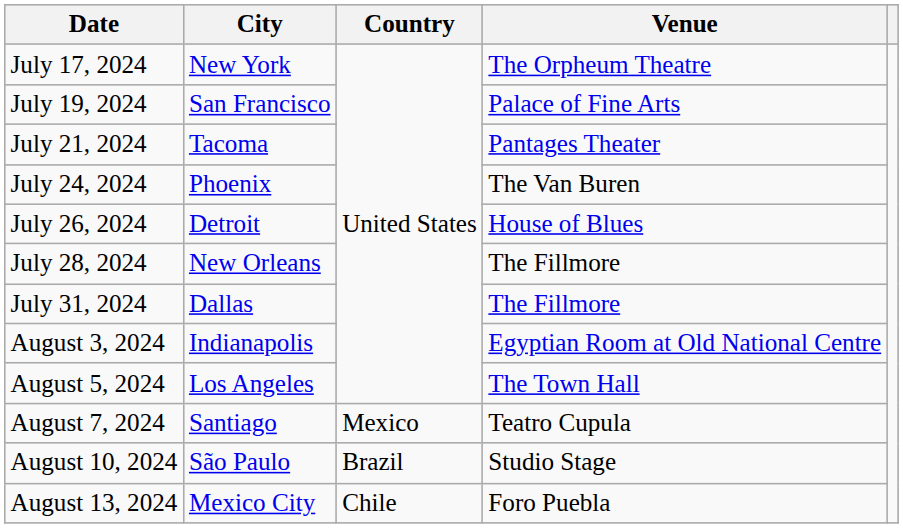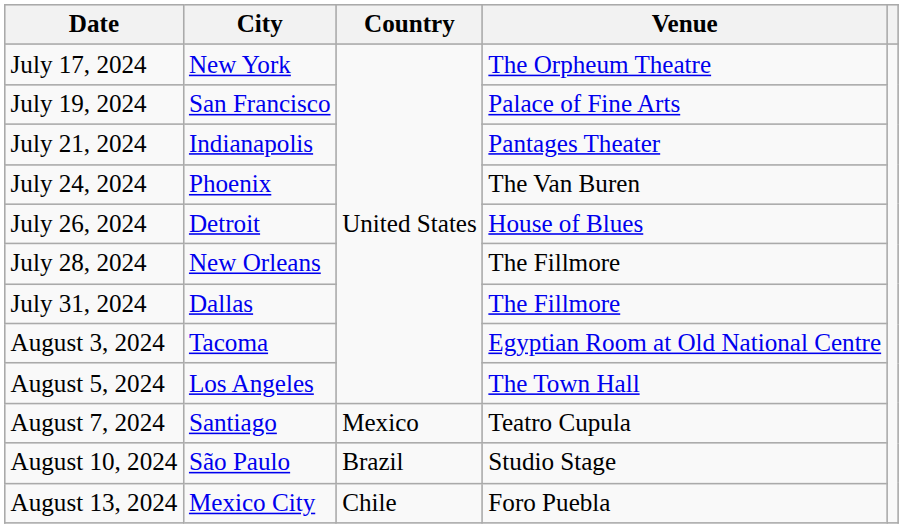(229, 143) Tacoma -> (251, 143) Indianapolis
(251, 343) Indianapolis -> (229, 343) Tacoma
